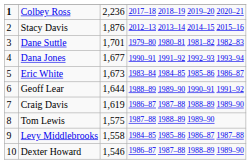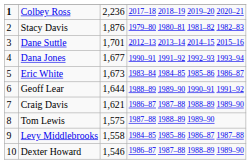(186, 27) 2012–13 2013–14 2014–15 2015–16 -> (186, 27) 1979–80 1980–81 1981–82 1982–83
(186, 43) 1979–80 1980–81 1981–82 1982–83 -> (186, 43) 2012–13 2013–14 2014–15 2015–16
(114, 105) 1,619 -> (114, 105) 1,621
